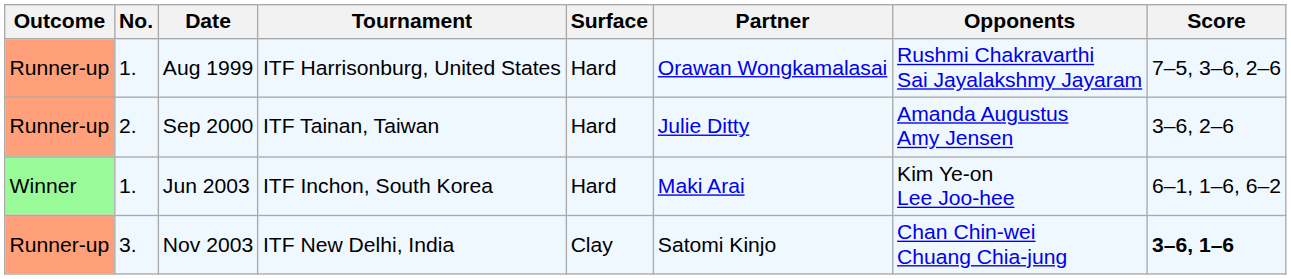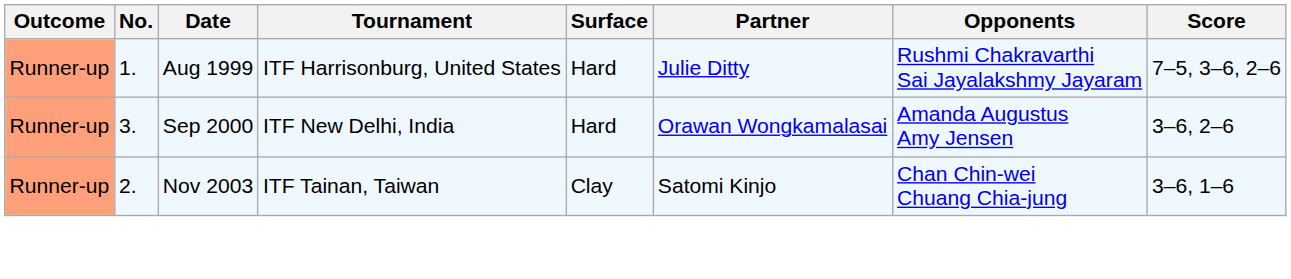(773, 67) Orawan Wongkamalasai -> (704, 67) Julie Ditty
(128, 126) 2. -> (128, 126) 3.
(351, 126) ITF Tainan, Taiwan -> (359, 126) ITF New Delhi, India
(704, 126) Julie Ditty -> (773, 126) Orawan Wongkamalasai
- row: (206, 185)
(128, 243) 3. -> (128, 185) 2.
(359, 243) ITF New Delhi, India -> (351, 185) ITF Tainan, Taiwan
(1193, 243) bold -> (1193, 185) normal
